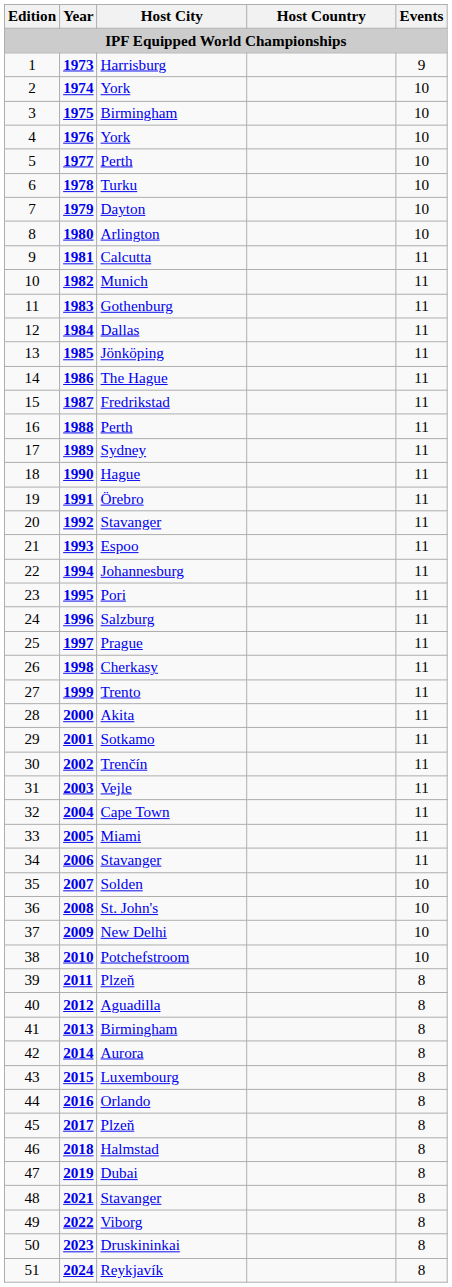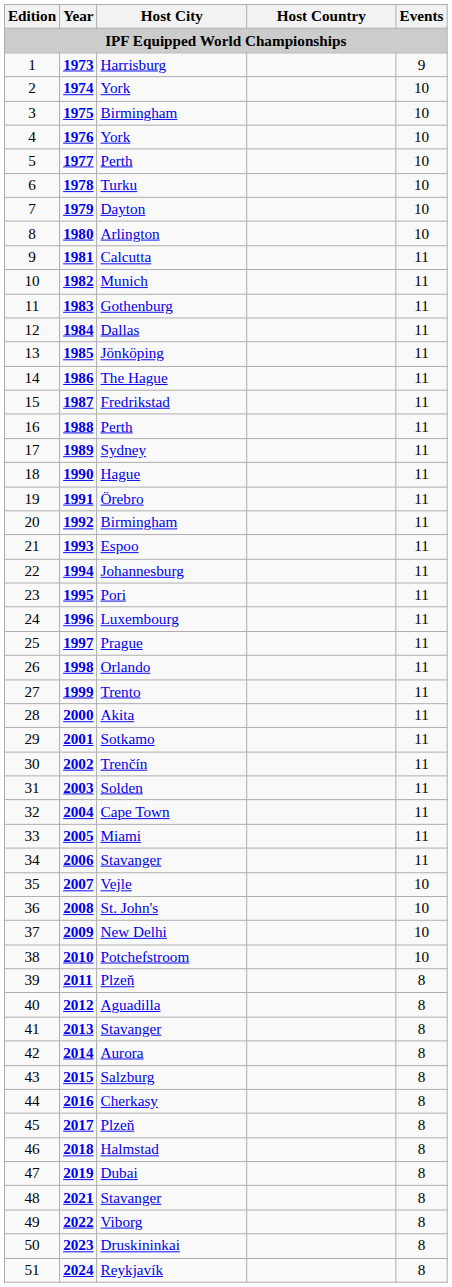(131, 522) Stavanger -> (139, 522) Birmingham
(127, 619) Salzburg -> (140, 619) Luxembourg
(129, 667) Cherkasy -> (125, 667) Orlando
(116, 787) Vejle -> (122, 787) Solden
(122, 884) Solden -> (116, 884) Vejle
(139, 1029) Birmingham -> (131, 1029) Stavanger
(140, 1077) Luxembourg -> (127, 1077) Salzburg
(125, 1101) Orlando -> (129, 1101) Cherkasy
